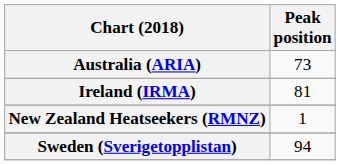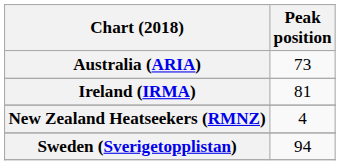(303, 118) 1 -> (303, 118) 4
